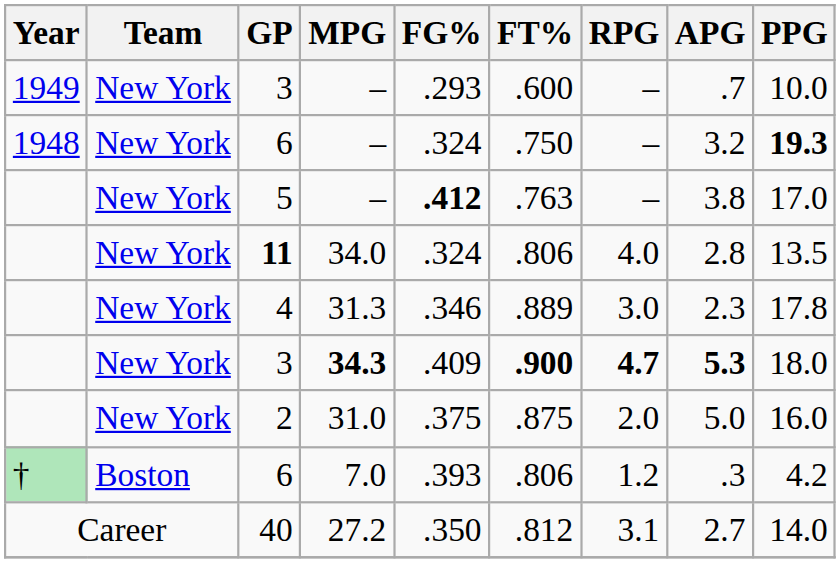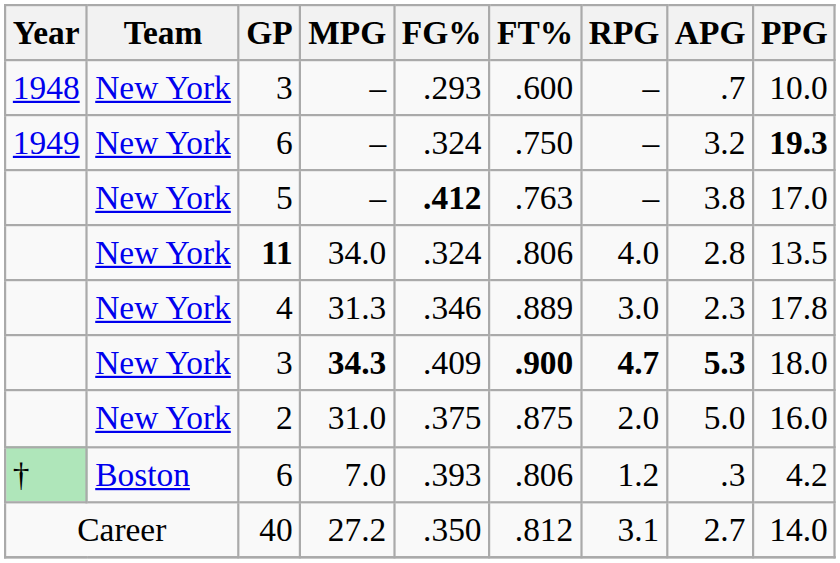(46, 87) 1949 -> (46, 87) 1948
(46, 142) 1948 -> (46, 142) 1949
